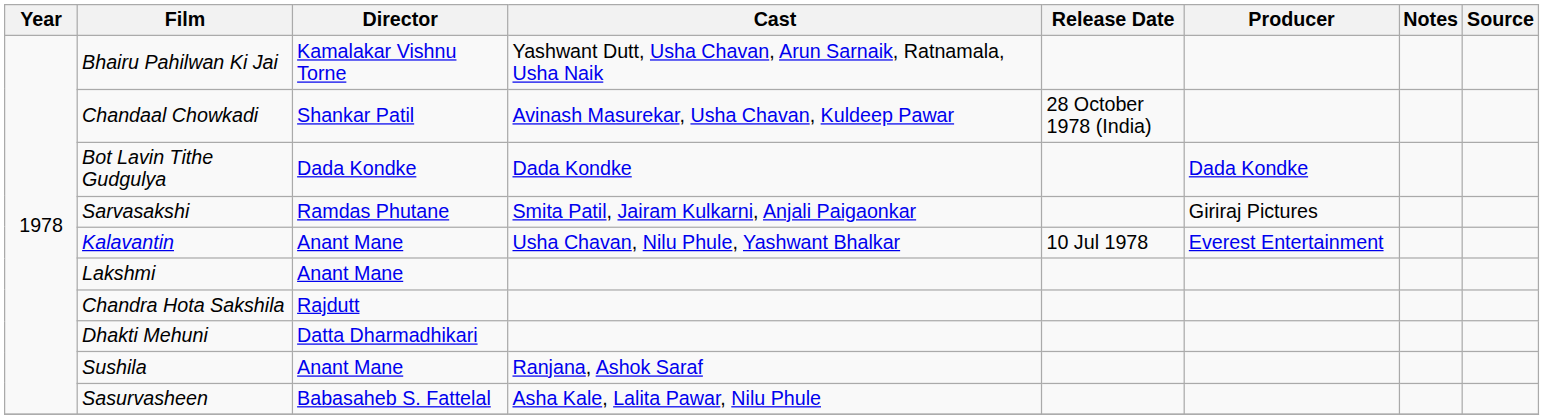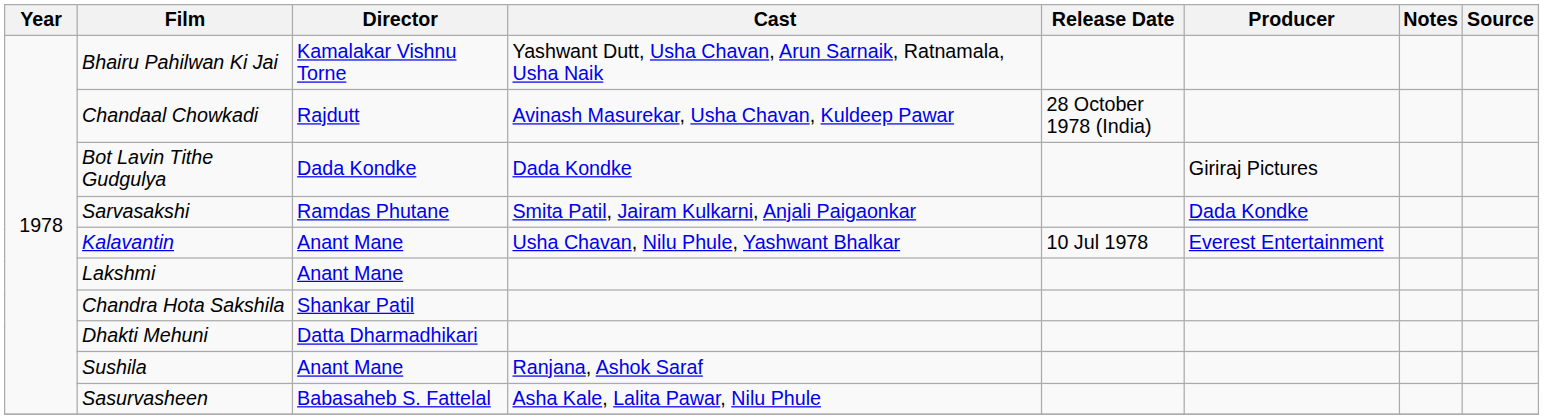(356, 115) Shankar Patil -> (328, 115) Rajdutt
(1248, 169) Dada Kondke -> (1253, 169) Giriraj Pictures
(1253, 211) Giriraj Pictures -> (1248, 211) Dada Kondke
(328, 305) Rajdutt -> (356, 305) Shankar Patil
